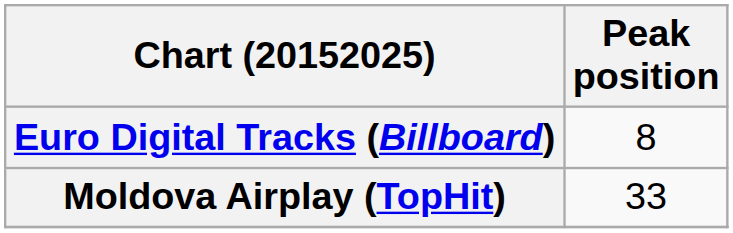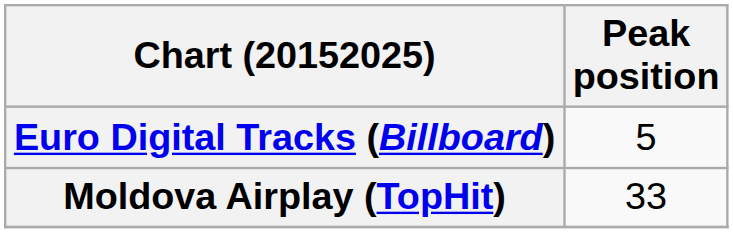(646, 136) 8 -> (646, 136) 5
